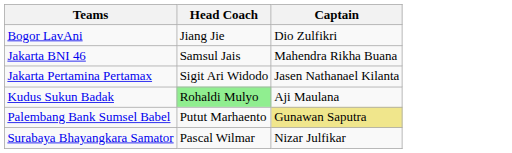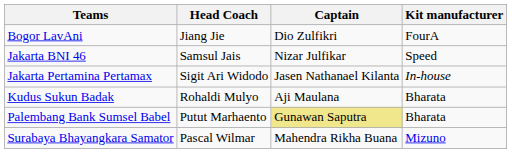+ column: (454, 14)
(336, 55) Mahendra Rikha Buana -> (310, 55) Nizar Julfikar
(219, 96) lightgreen background -> (219, 96) no background
(310, 138) Nizar Julfikar -> (336, 138) Mahendra Rikha Buana
